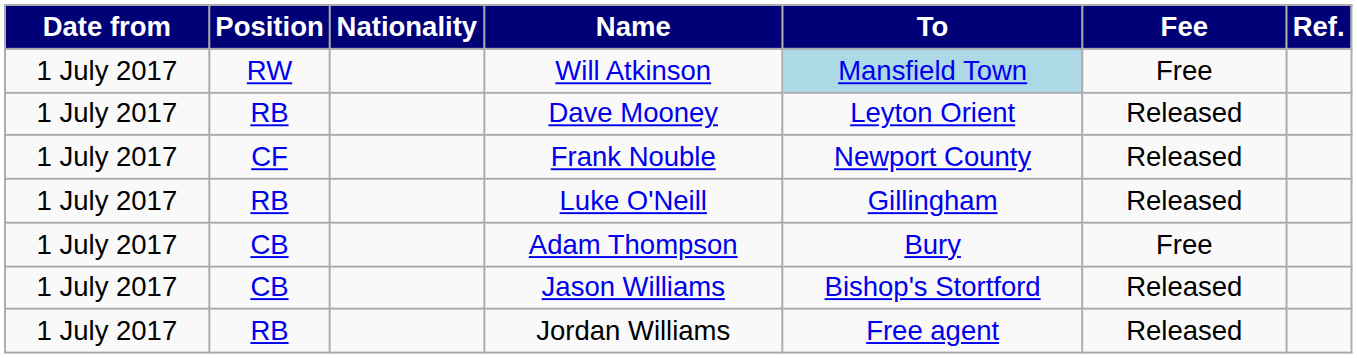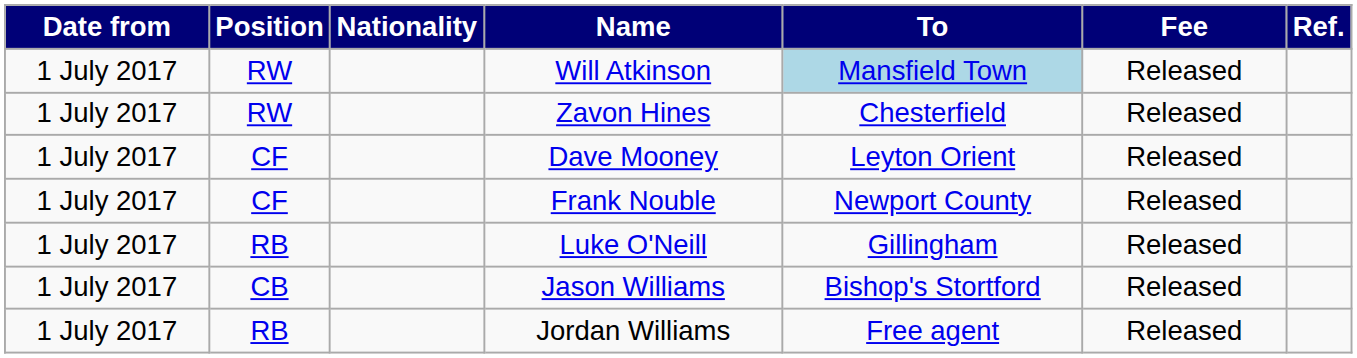(1184, 71) Free -> (1184, 71) Released
+ row: (633, 114)
(269, 114) RB -> (269, 157) CF
- row: (633, 244)
